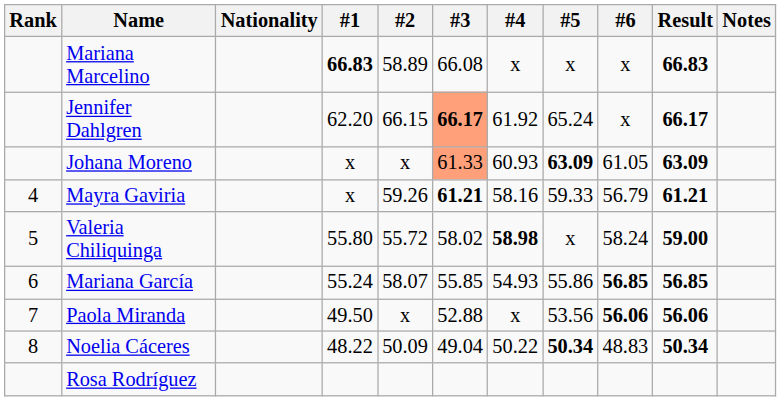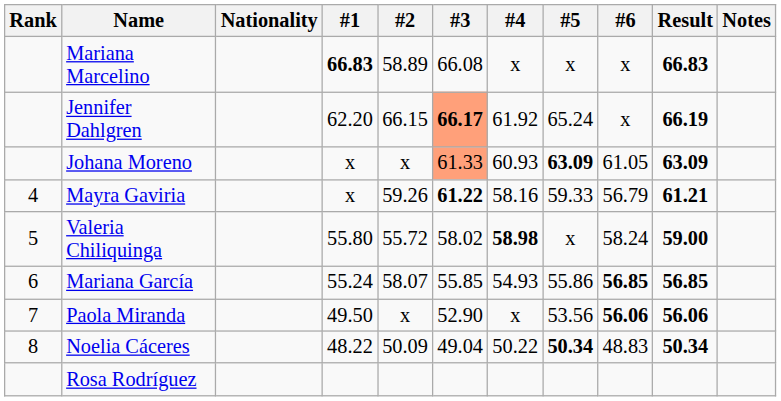(685, 119) 66.17 -> (685, 119) 66.19
(460, 195) 61.21 -> (460, 195) 61.22
(460, 314) 52.88 -> (460, 314) 52.90
